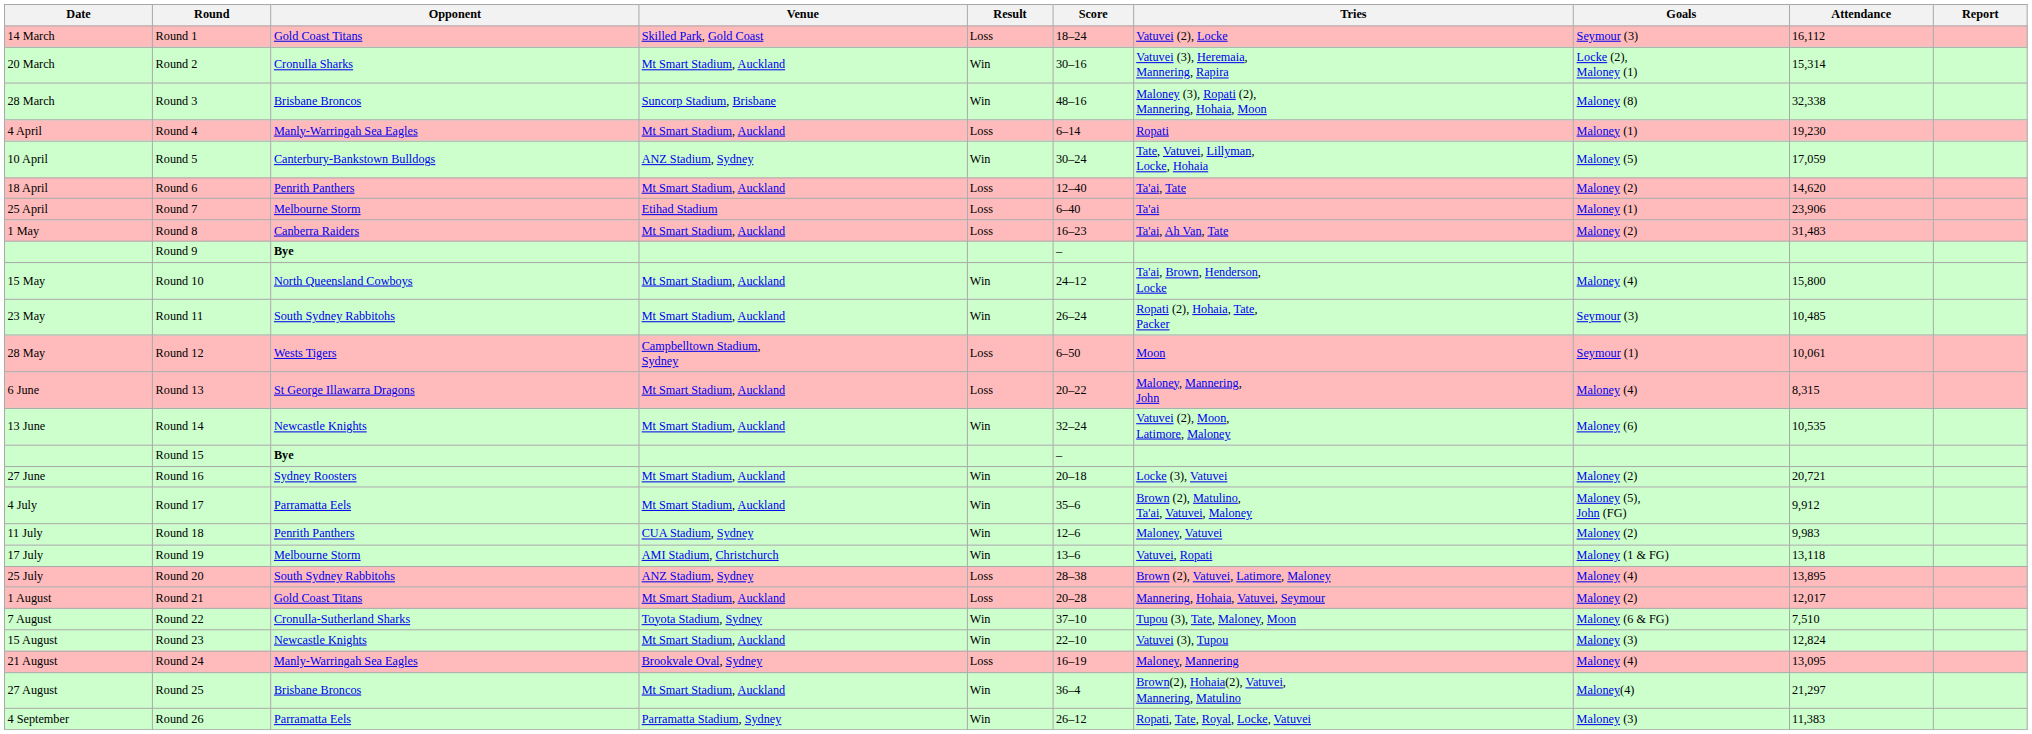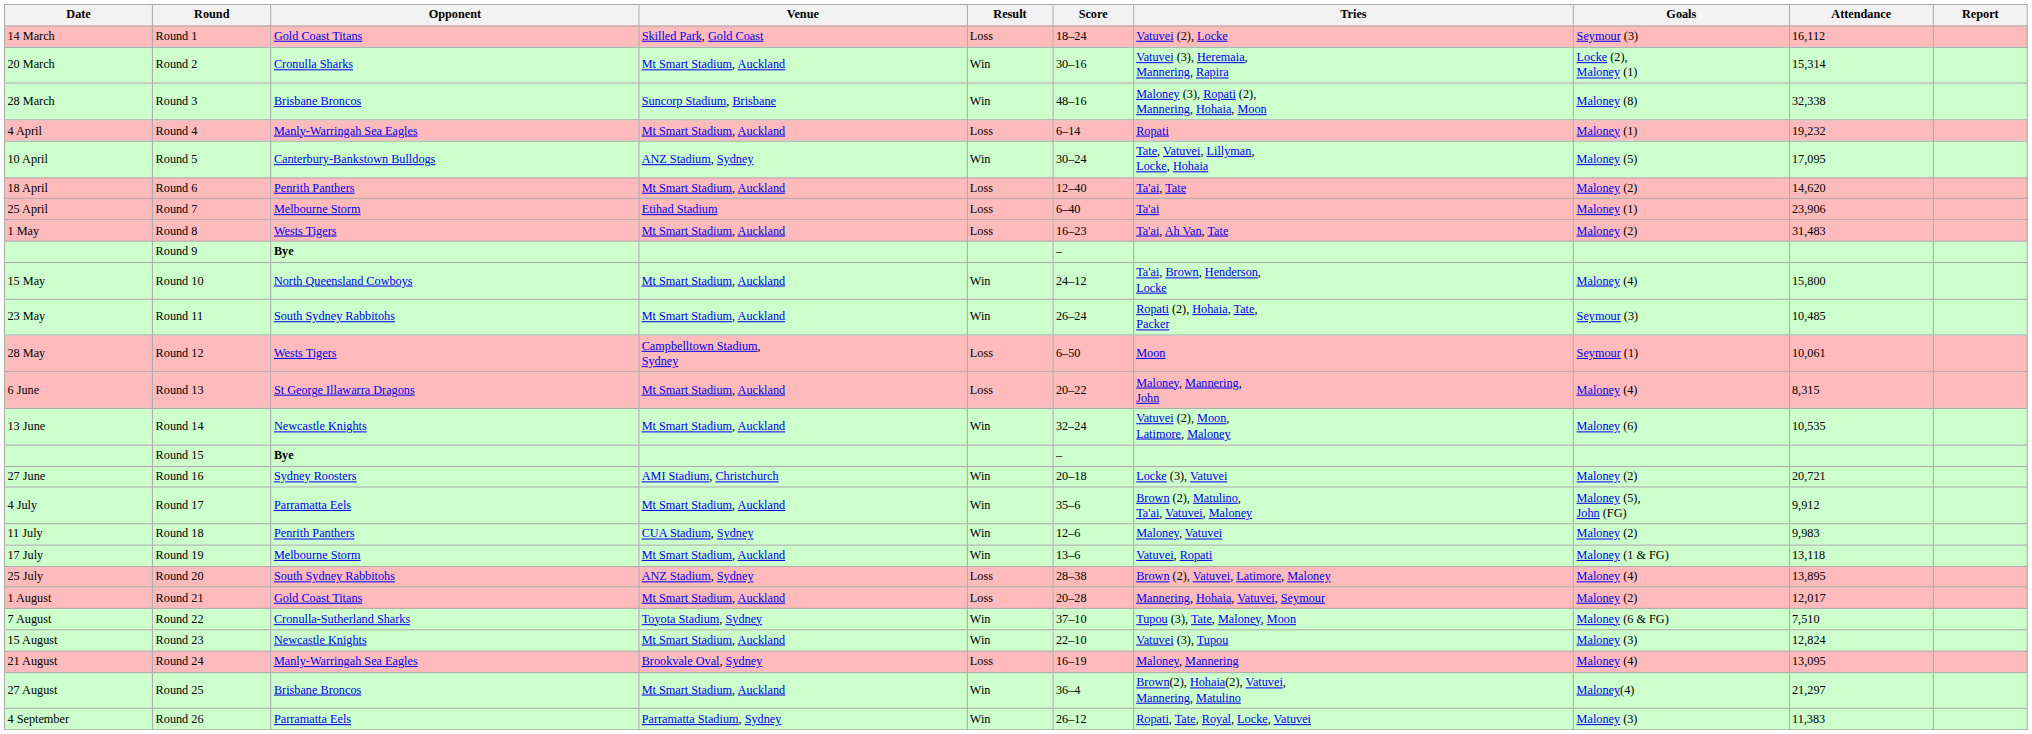(1809, 130) 19,230 -> (1809, 130) 19,232
(1809, 159) 17,059 -> (1809, 159) 17,095
(317, 230) Canberra Raiders -> (305, 230) Wests Tigers
(713, 476) Mt Smart Stadium, Auckland -> (710, 476) AMI Stadium, Christchurch
(710, 555) AMI Stadium, Christchurch -> (713, 555) Mt Smart Stadium, Auckland
